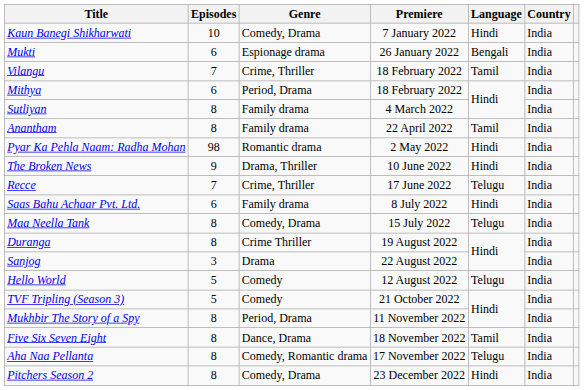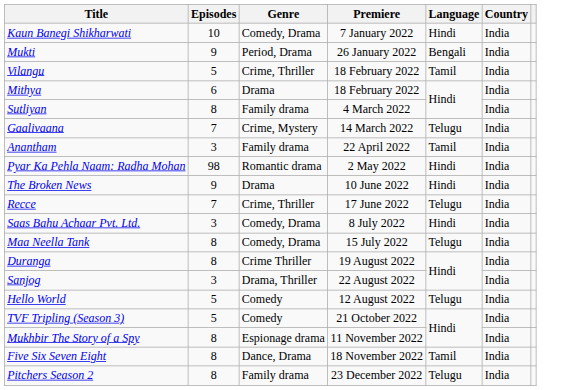(214, 52) 6 -> (214, 52) 9
(283, 52) Espionage drama -> (277, 52) Period, Drama
(214, 71) 7 -> (214, 71) 5
(277, 90) Period, Drama -> (258, 90) Drama
+ row: (35, 128)
(214, 128) 8 -> (214, 147) 3
(279, 166) Drama, Thriller -> (258, 185) Drama
(214, 204) 6 -> (214, 223) 3
(275, 204) Family drama -> (281, 223) Comedy, Drama
(258, 261) Drama -> (279, 280) Drama, Thriller
(277, 318) Period, Drama -> (283, 337) Espionage drama
- row: (50, 356)
(281, 375) Comedy, Drama -> (275, 375) Family drama
(485, 375) Hindi -> (445, 375) Telugu
